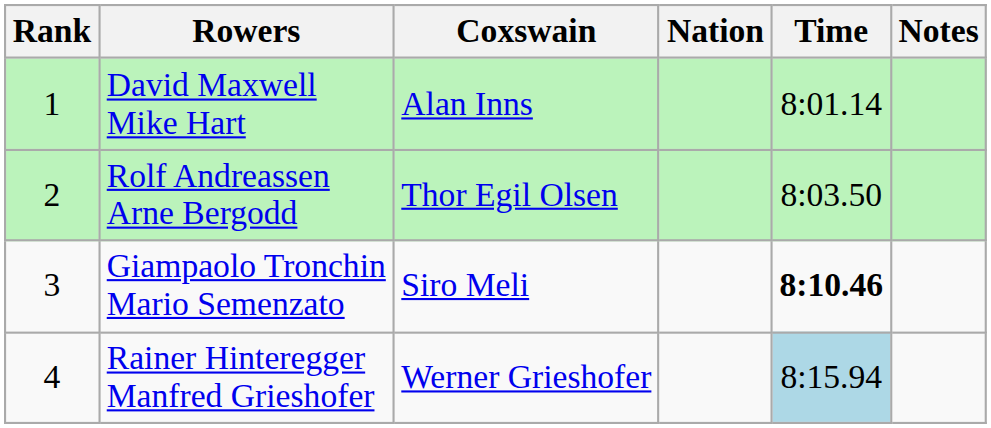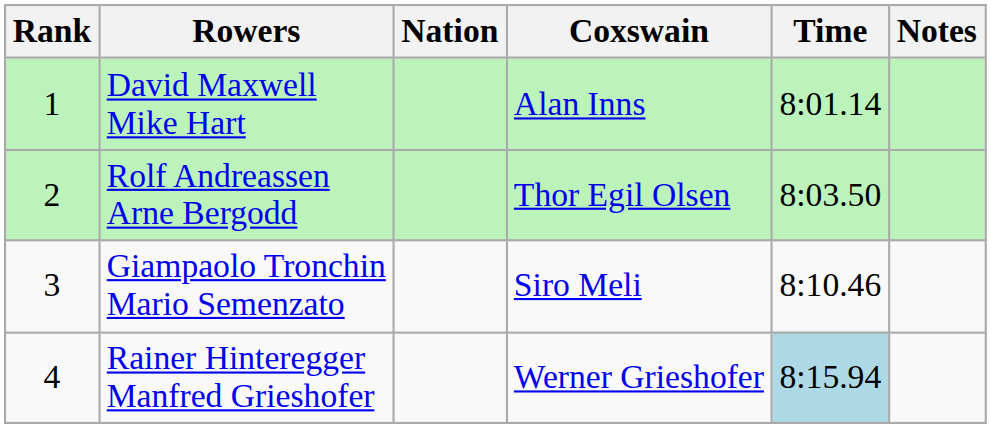columns swapped: (526, 31) <-> (715, 31)
(831, 285) bold -> (830, 285) normal
